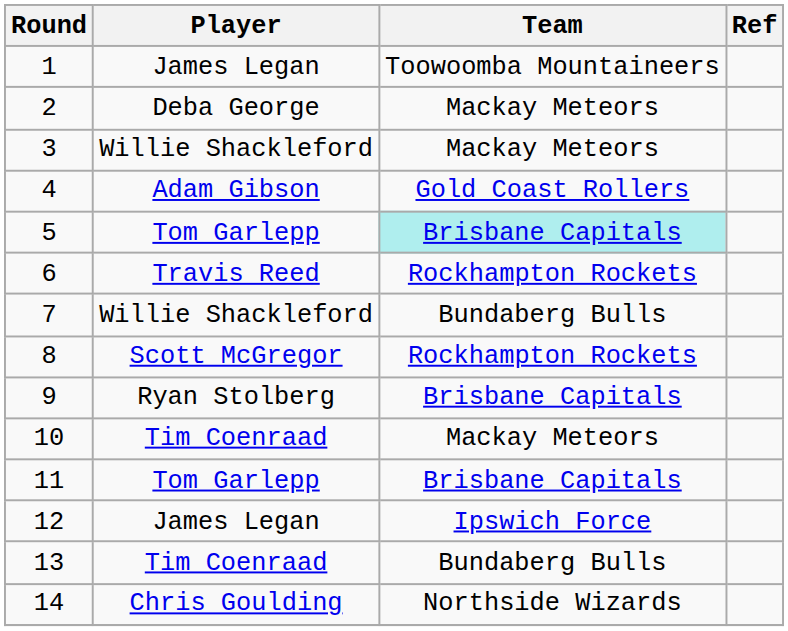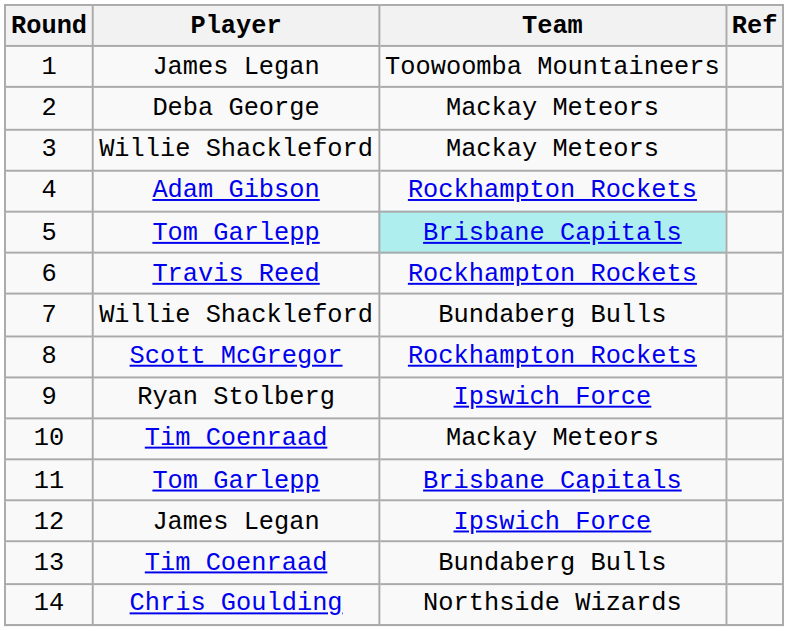(552, 191) Gold Coast Rollers -> (552, 191) Rockhampton Rockets
(552, 397) Brisbane Capitals -> (552, 397) Ipswich Force
